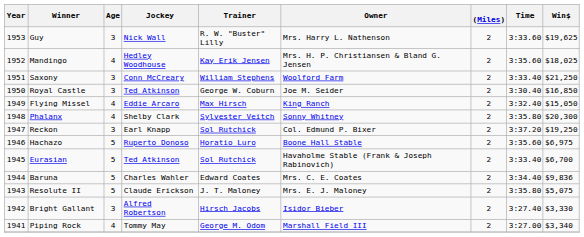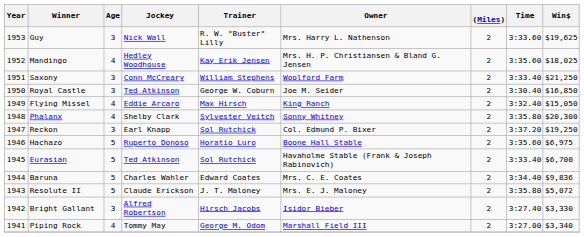(559, 190) $5,075 -> (559, 190) $5,072
